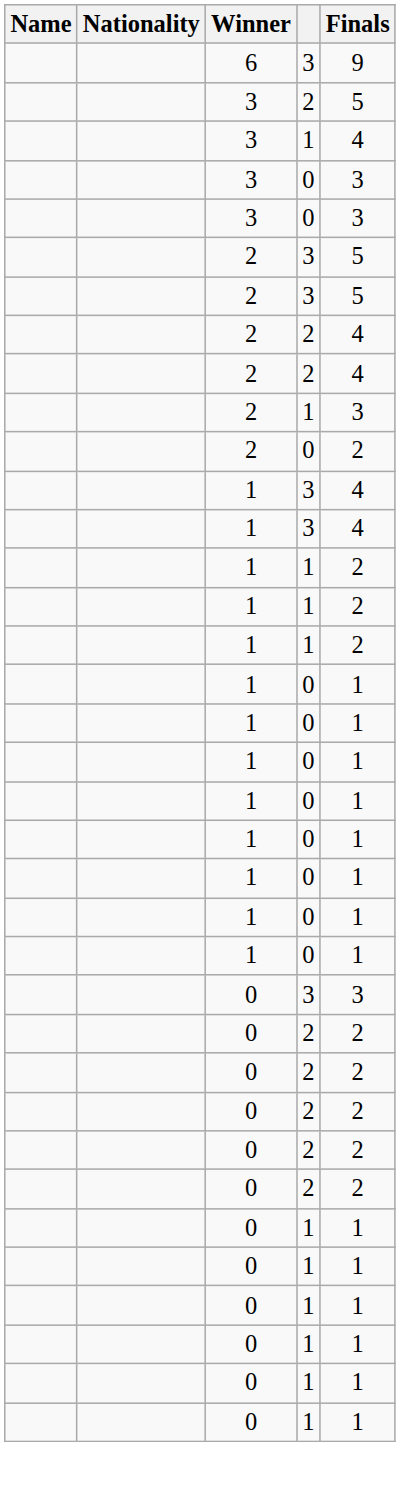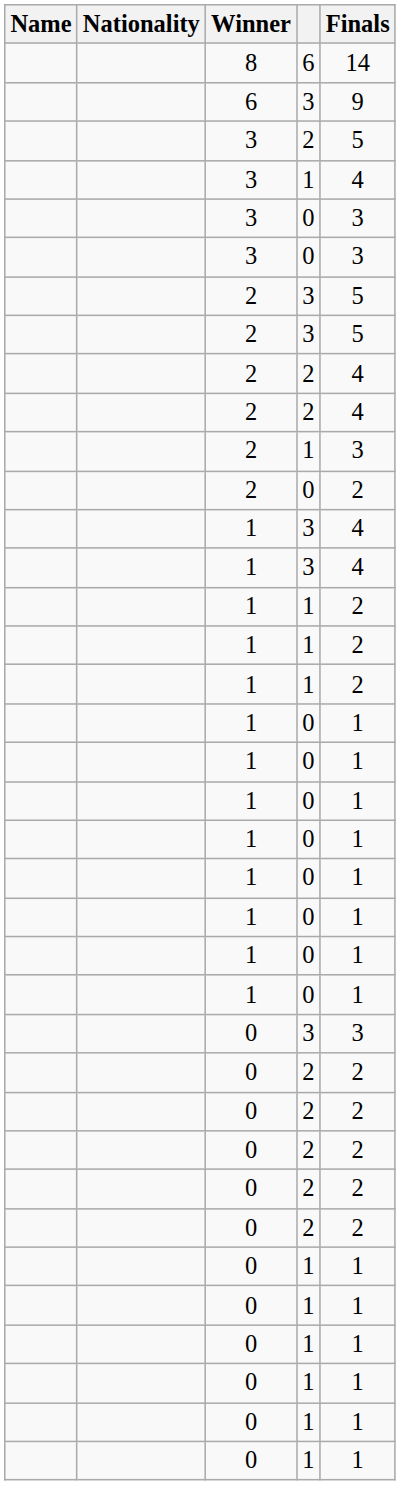+ row: (251, 62)
